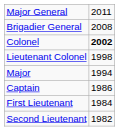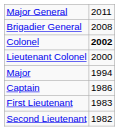(102, 57) 1998 -> (102, 57) 2000
(102, 103) 1984 -> (102, 103) 1983
